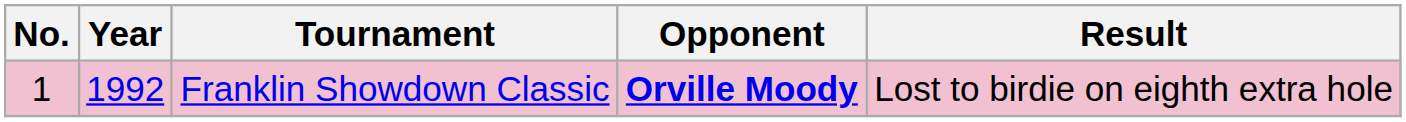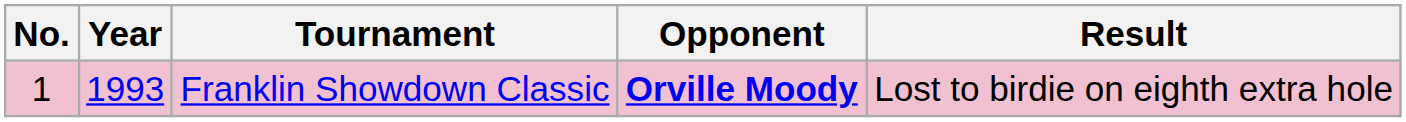(125, 89) 1992 -> (125, 89) 1993
